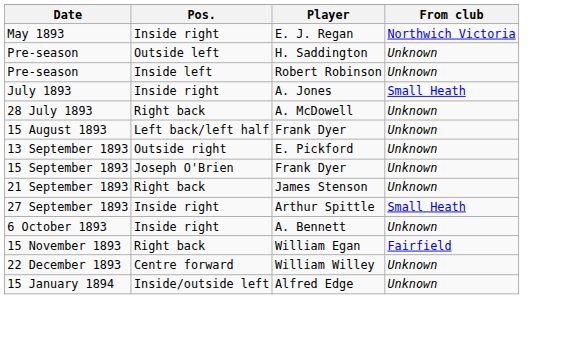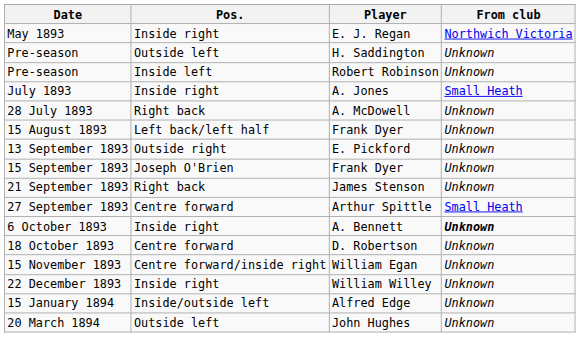(177, 207) Inside right -> (184, 207) Centre forward
(412, 226) normal -> (469, 226) bold
+ row: (61, 245)
(170, 245) Right back -> (230, 265) Centre forward/inside right
(419, 245) Fairfield -> (469, 265) Unknown
(184, 265) Centre forward -> (177, 284) Inside right
+ row: (54, 323)
